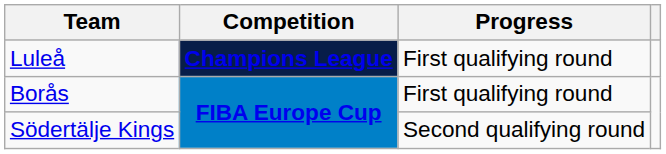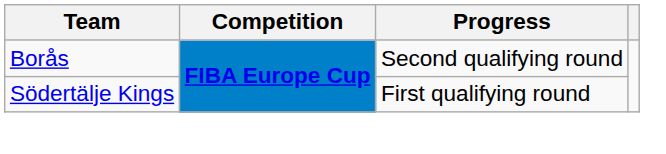- row: (38, 58)
(508, 93) First qualifying round -> (502, 58) Second qualifying round
(524, 129) Second qualifying round -> (486, 93) First qualifying round
